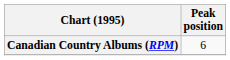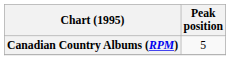(203, 45) 6 -> (203, 45) 5
